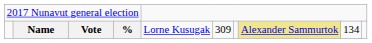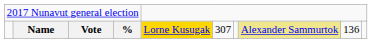(177, 30) no background -> (177, 30) gold background
(223, 30) 309 -> (223, 30) 307
(351, 30) 134 -> (351, 30) 136
